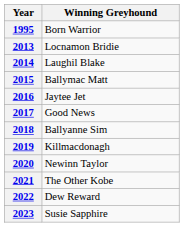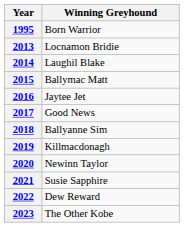(79, 180) The Other Kobe -> (76, 180) Susie Sapphire
(76, 213) Susie Sapphire -> (79, 213) The Other Kobe
